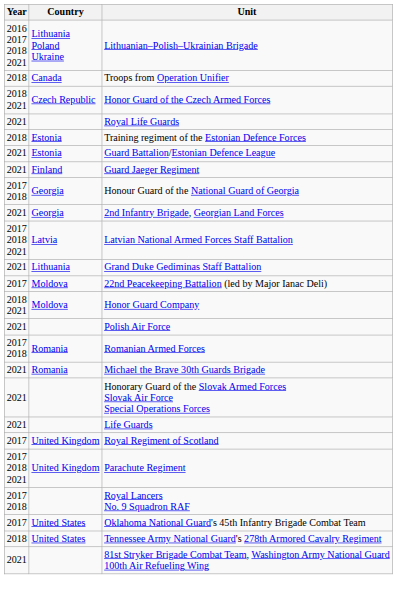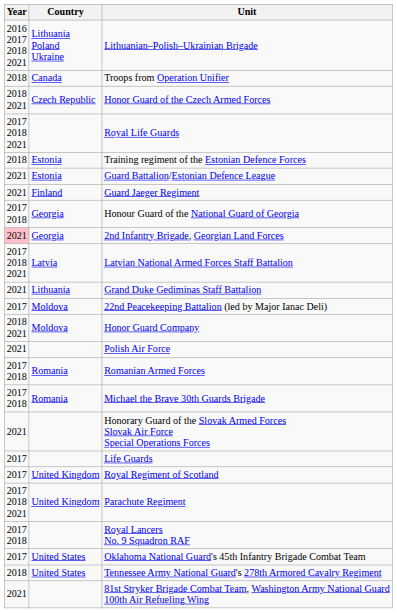(17, 121) 2021 -> (17, 133) 2017 2018 2021
(17, 213) no background -> (17, 235) pink background
(17, 370) 2021 -> (17, 398) 2017 2018
(17, 424) 2021 -> (17, 459) 2017
